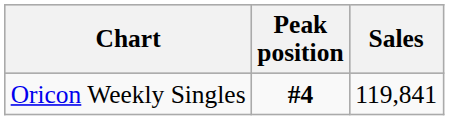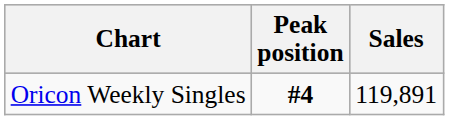(396, 93) 119,841 -> (396, 93) 119,891
